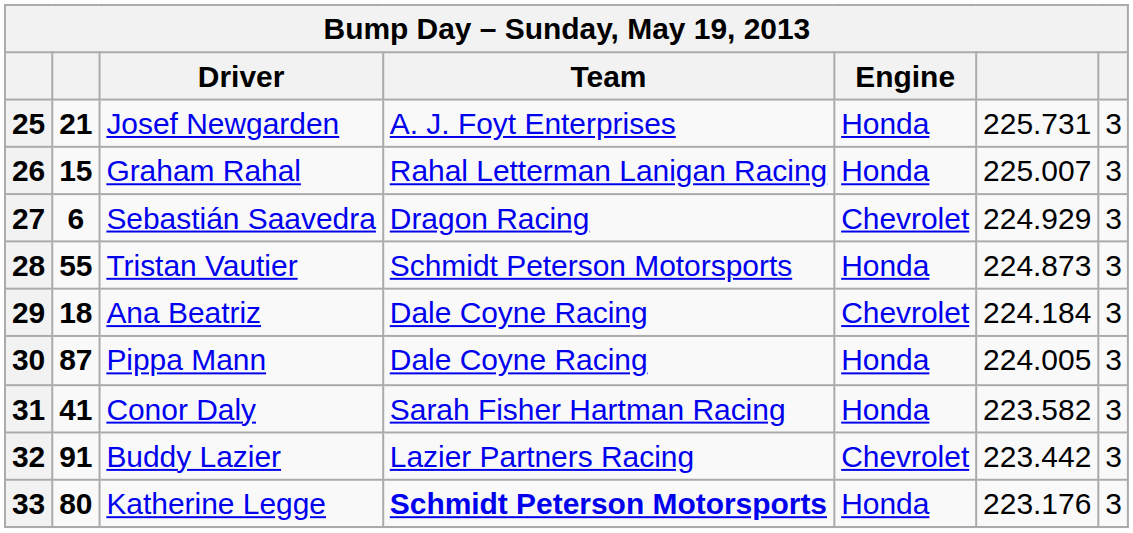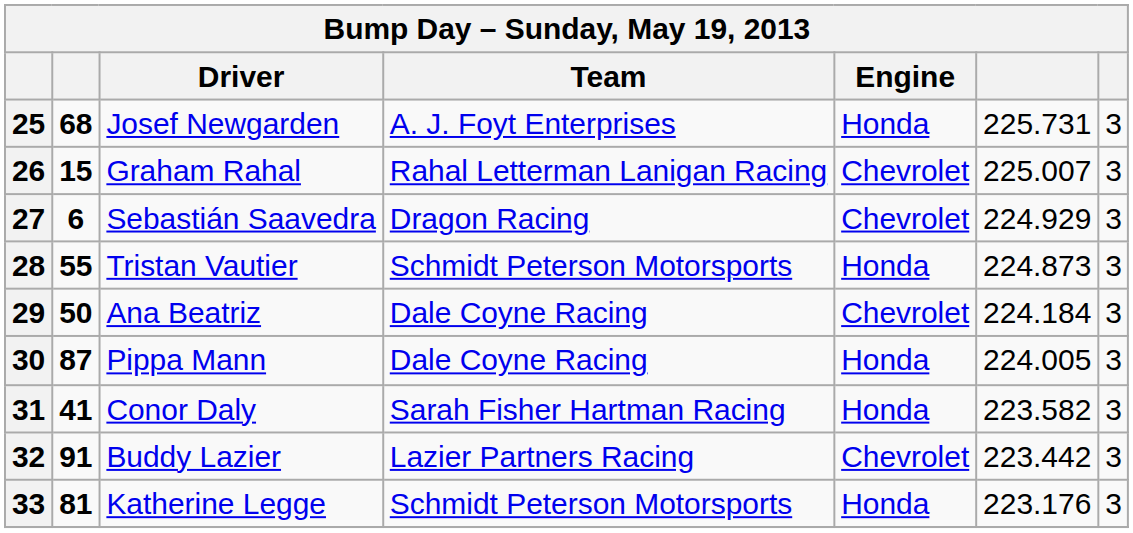(76, 124) 21 -> (76, 124) 68
(885, 171) Honda -> (905, 171) Chevrolet
(76, 313) 18 -> (76, 313) 50
(76, 503) 80 -> (76, 503) 81
(608, 503) bold -> (591, 503) normal
